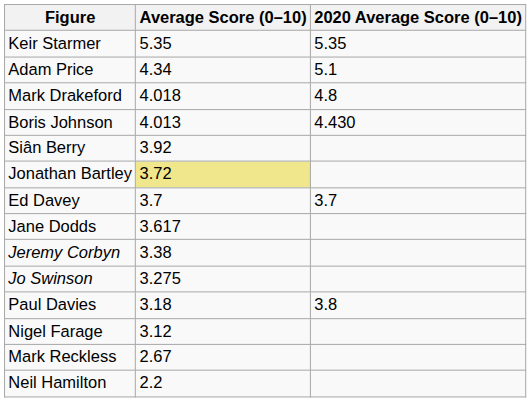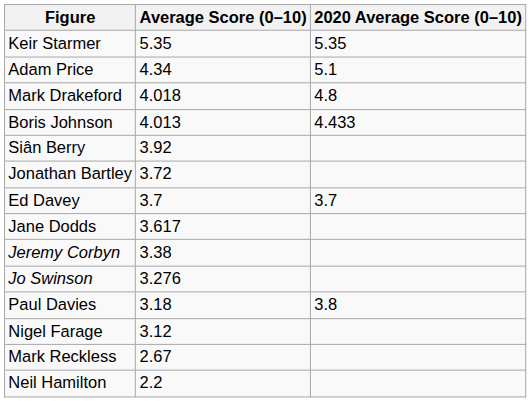(335, 122) 4.430 -> (335, 122) 4.433
(156, 174) khaki background -> (156, 174) no background
(160, 278) 3.275 -> (160, 278) 3.276
